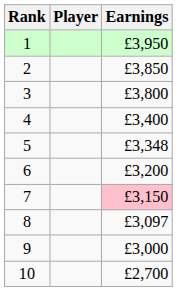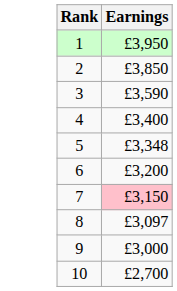- column: (76, 17)
(146, 94) £3,800 -> (146, 94) £3,590
